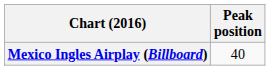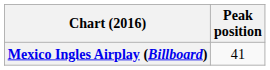(238, 53) 40 -> (238, 53) 41
